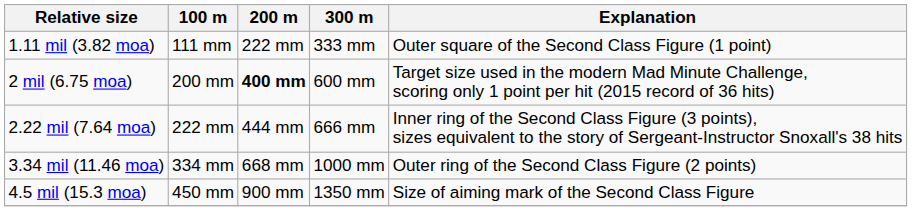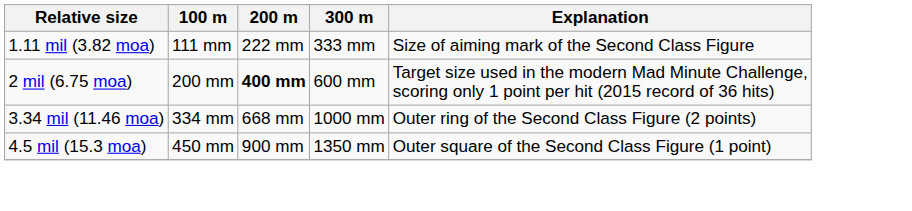(582, 45) Outer square of the Second Class Figure (1 point) -> (574, 45) Size of aiming mark of the Second Class Figure
- row: (82, 128)
(574, 192) Size of aiming mark of the Second Class Figure -> (582, 145) Outer square of the Second Class Figure (1 point)
